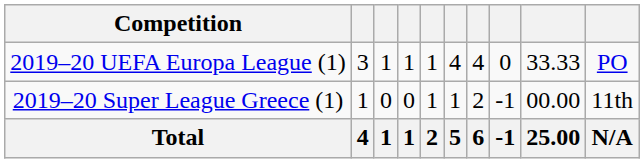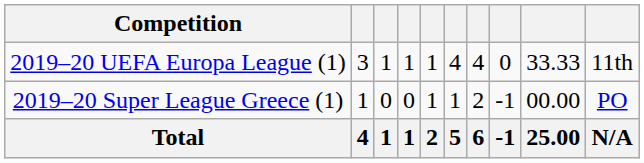(612, 61) PO -> (612, 61) 11th
(612, 99) 11th -> (612, 99) PO
